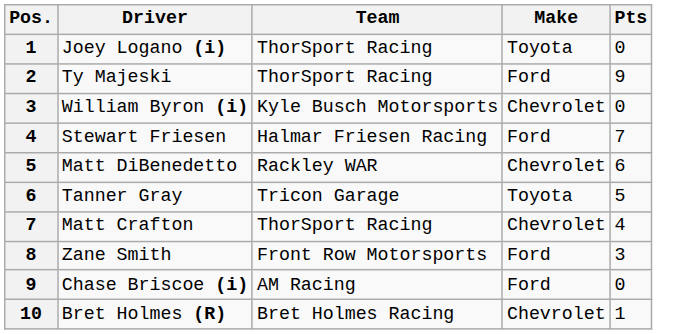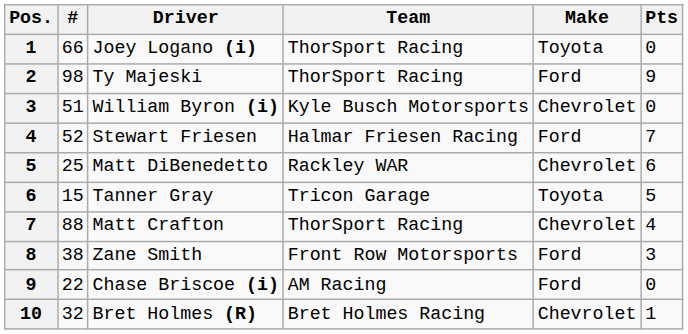+ column: (73, 20)
